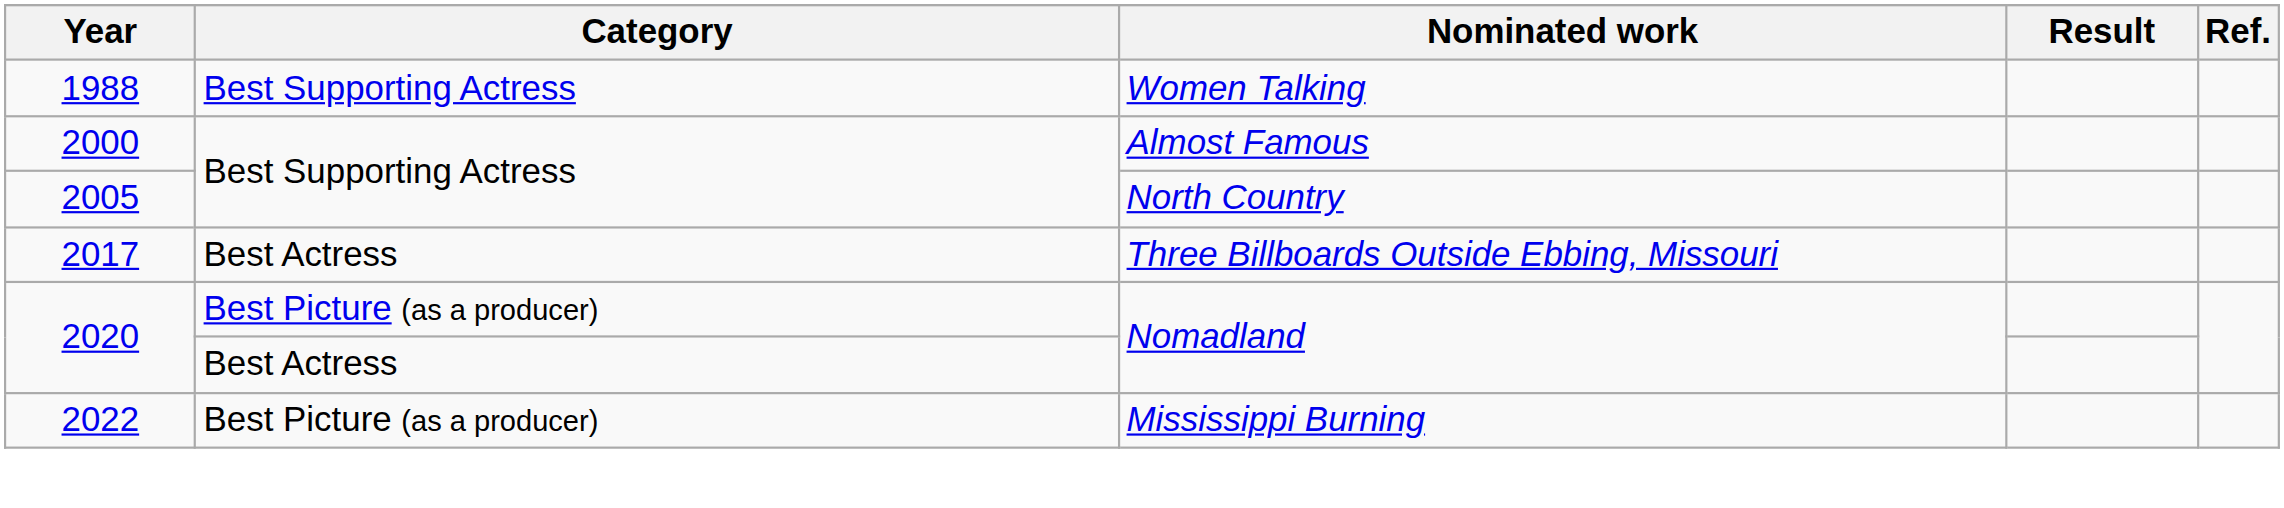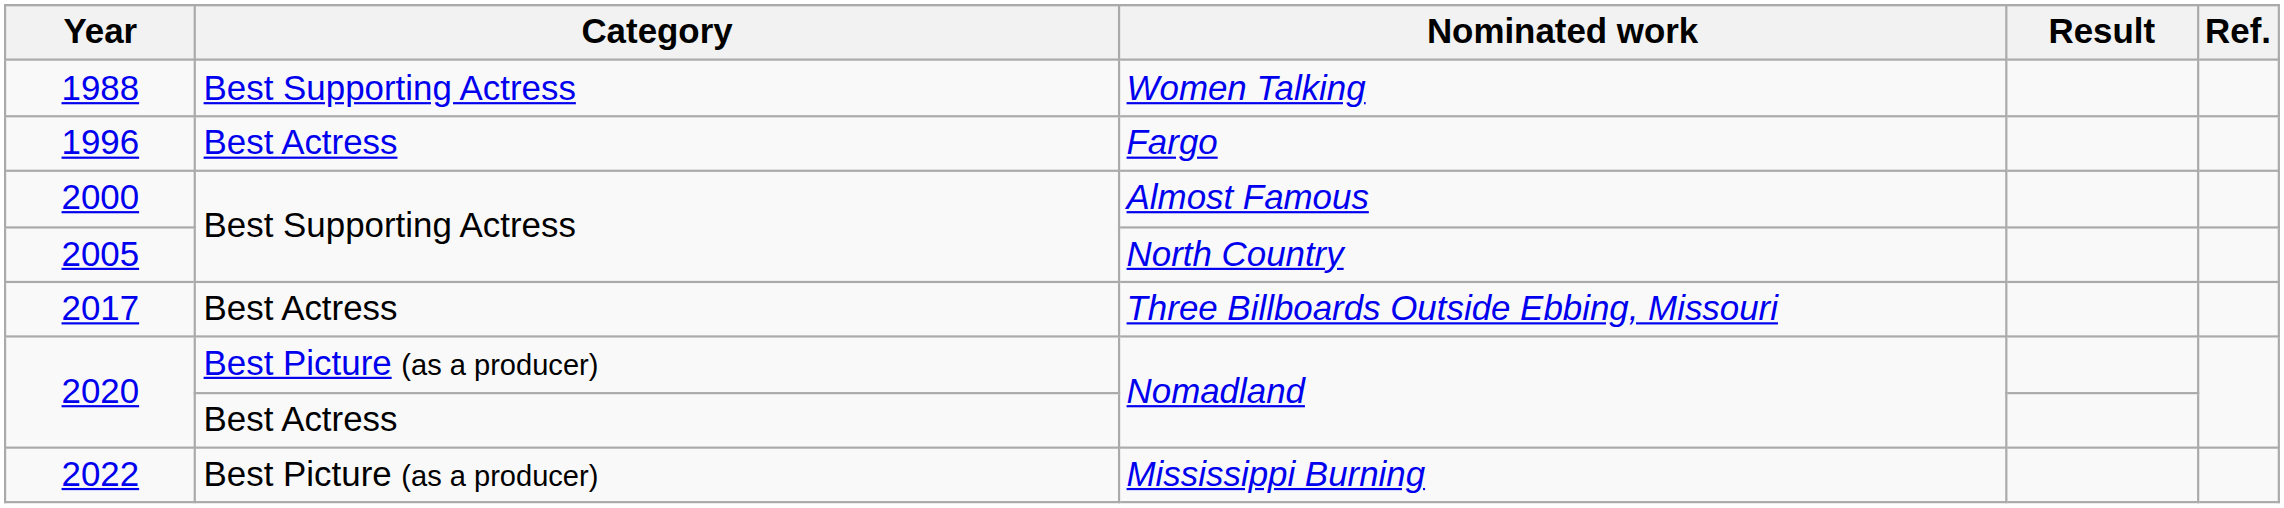+ row: (100, 142)
